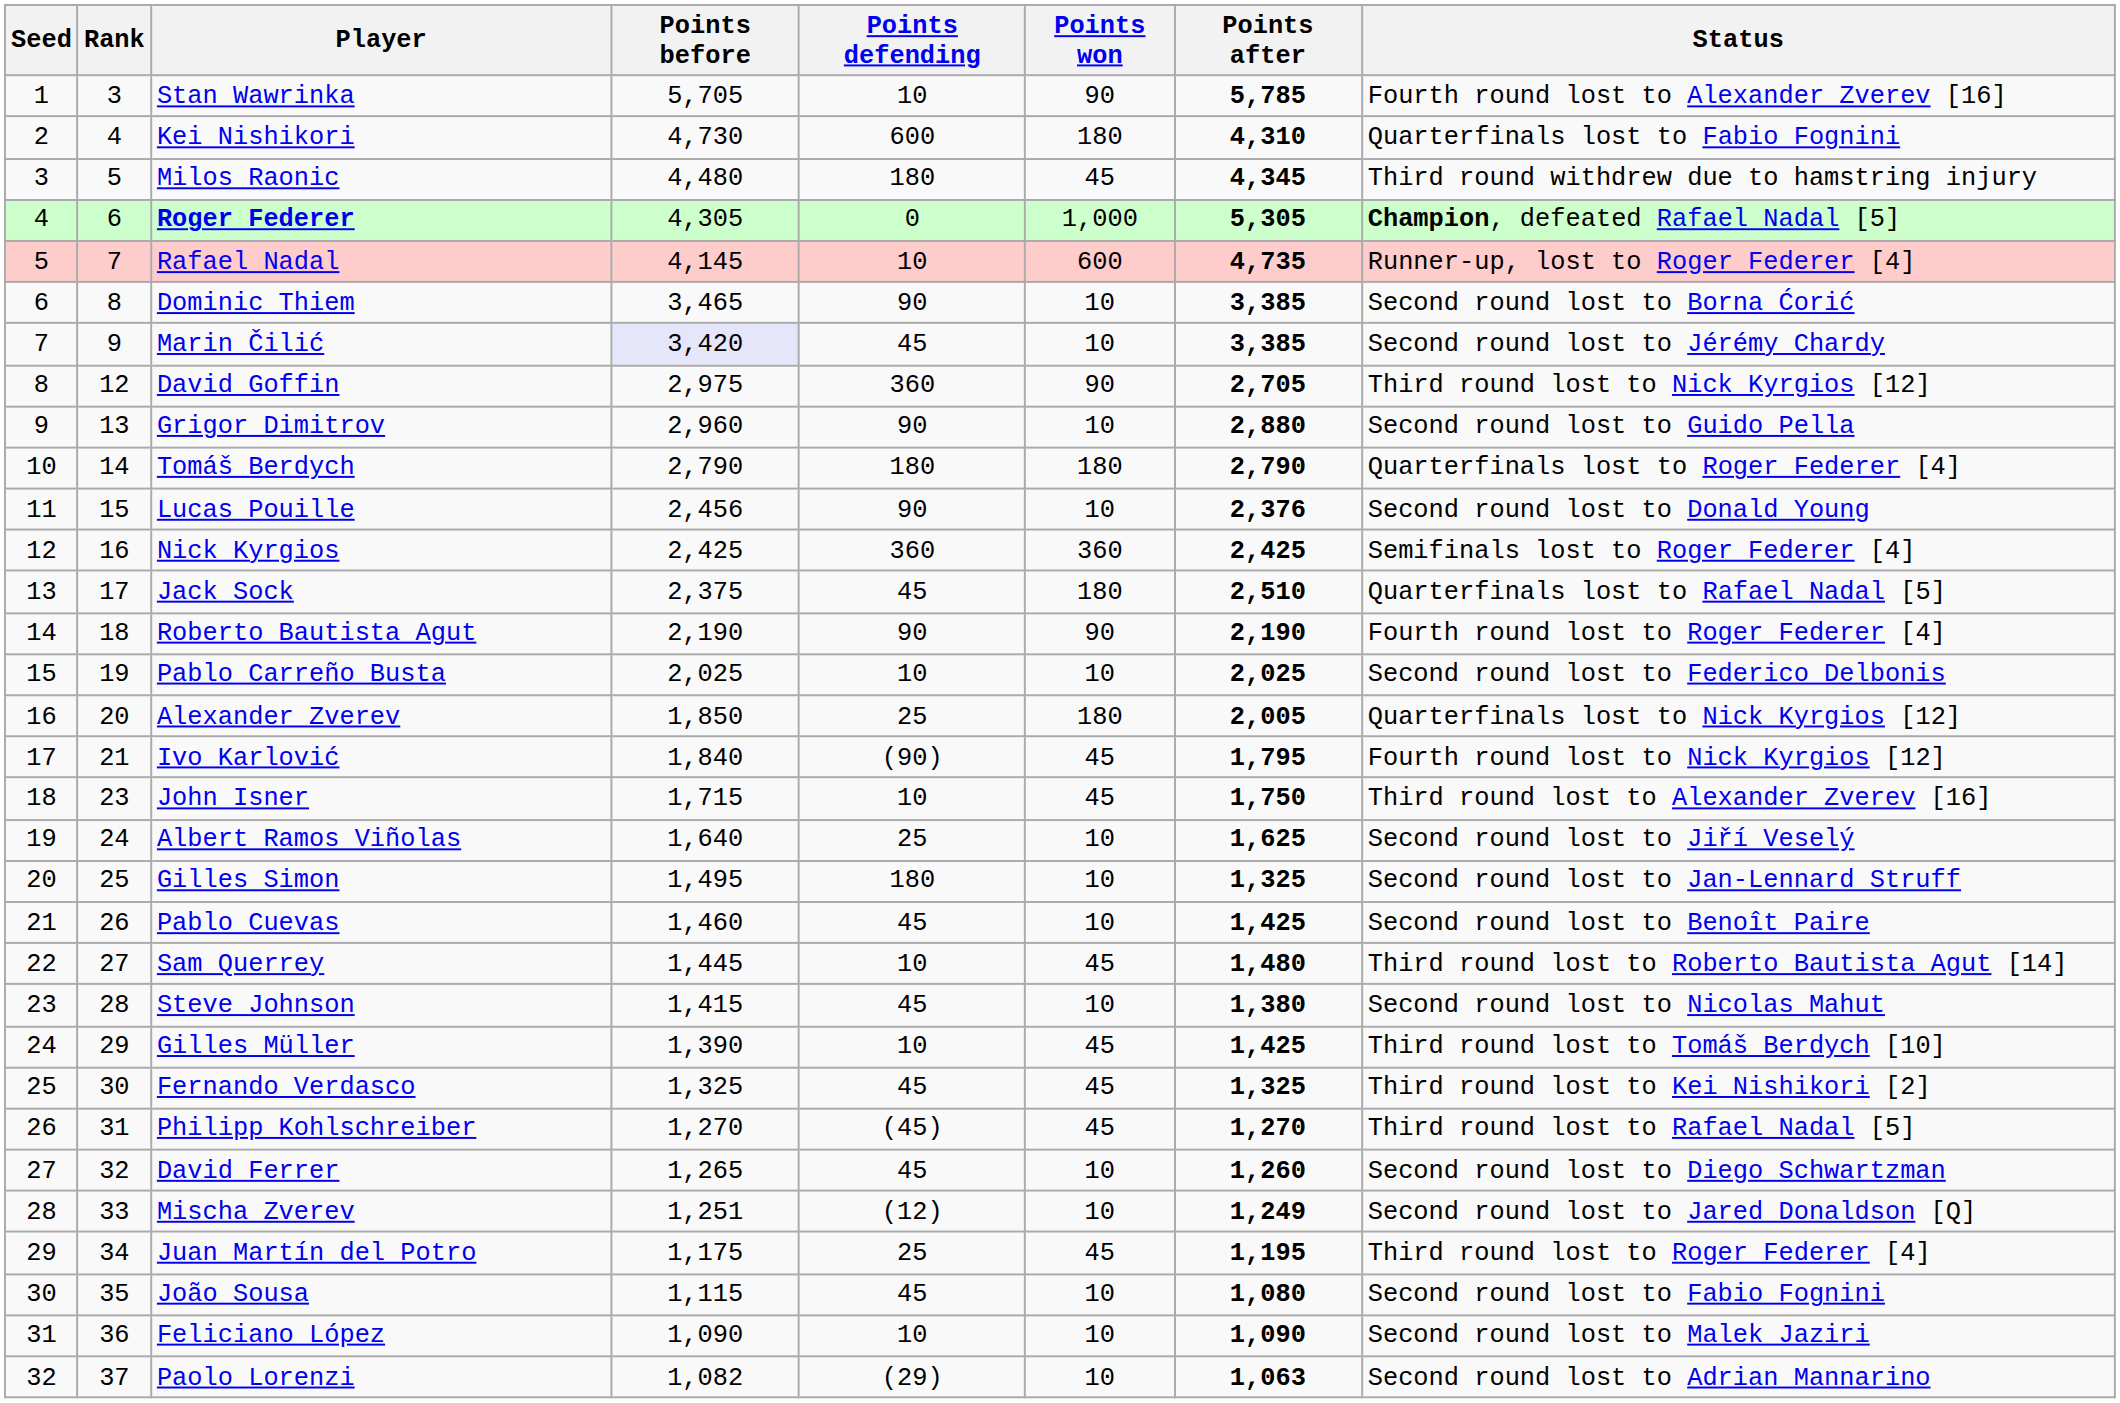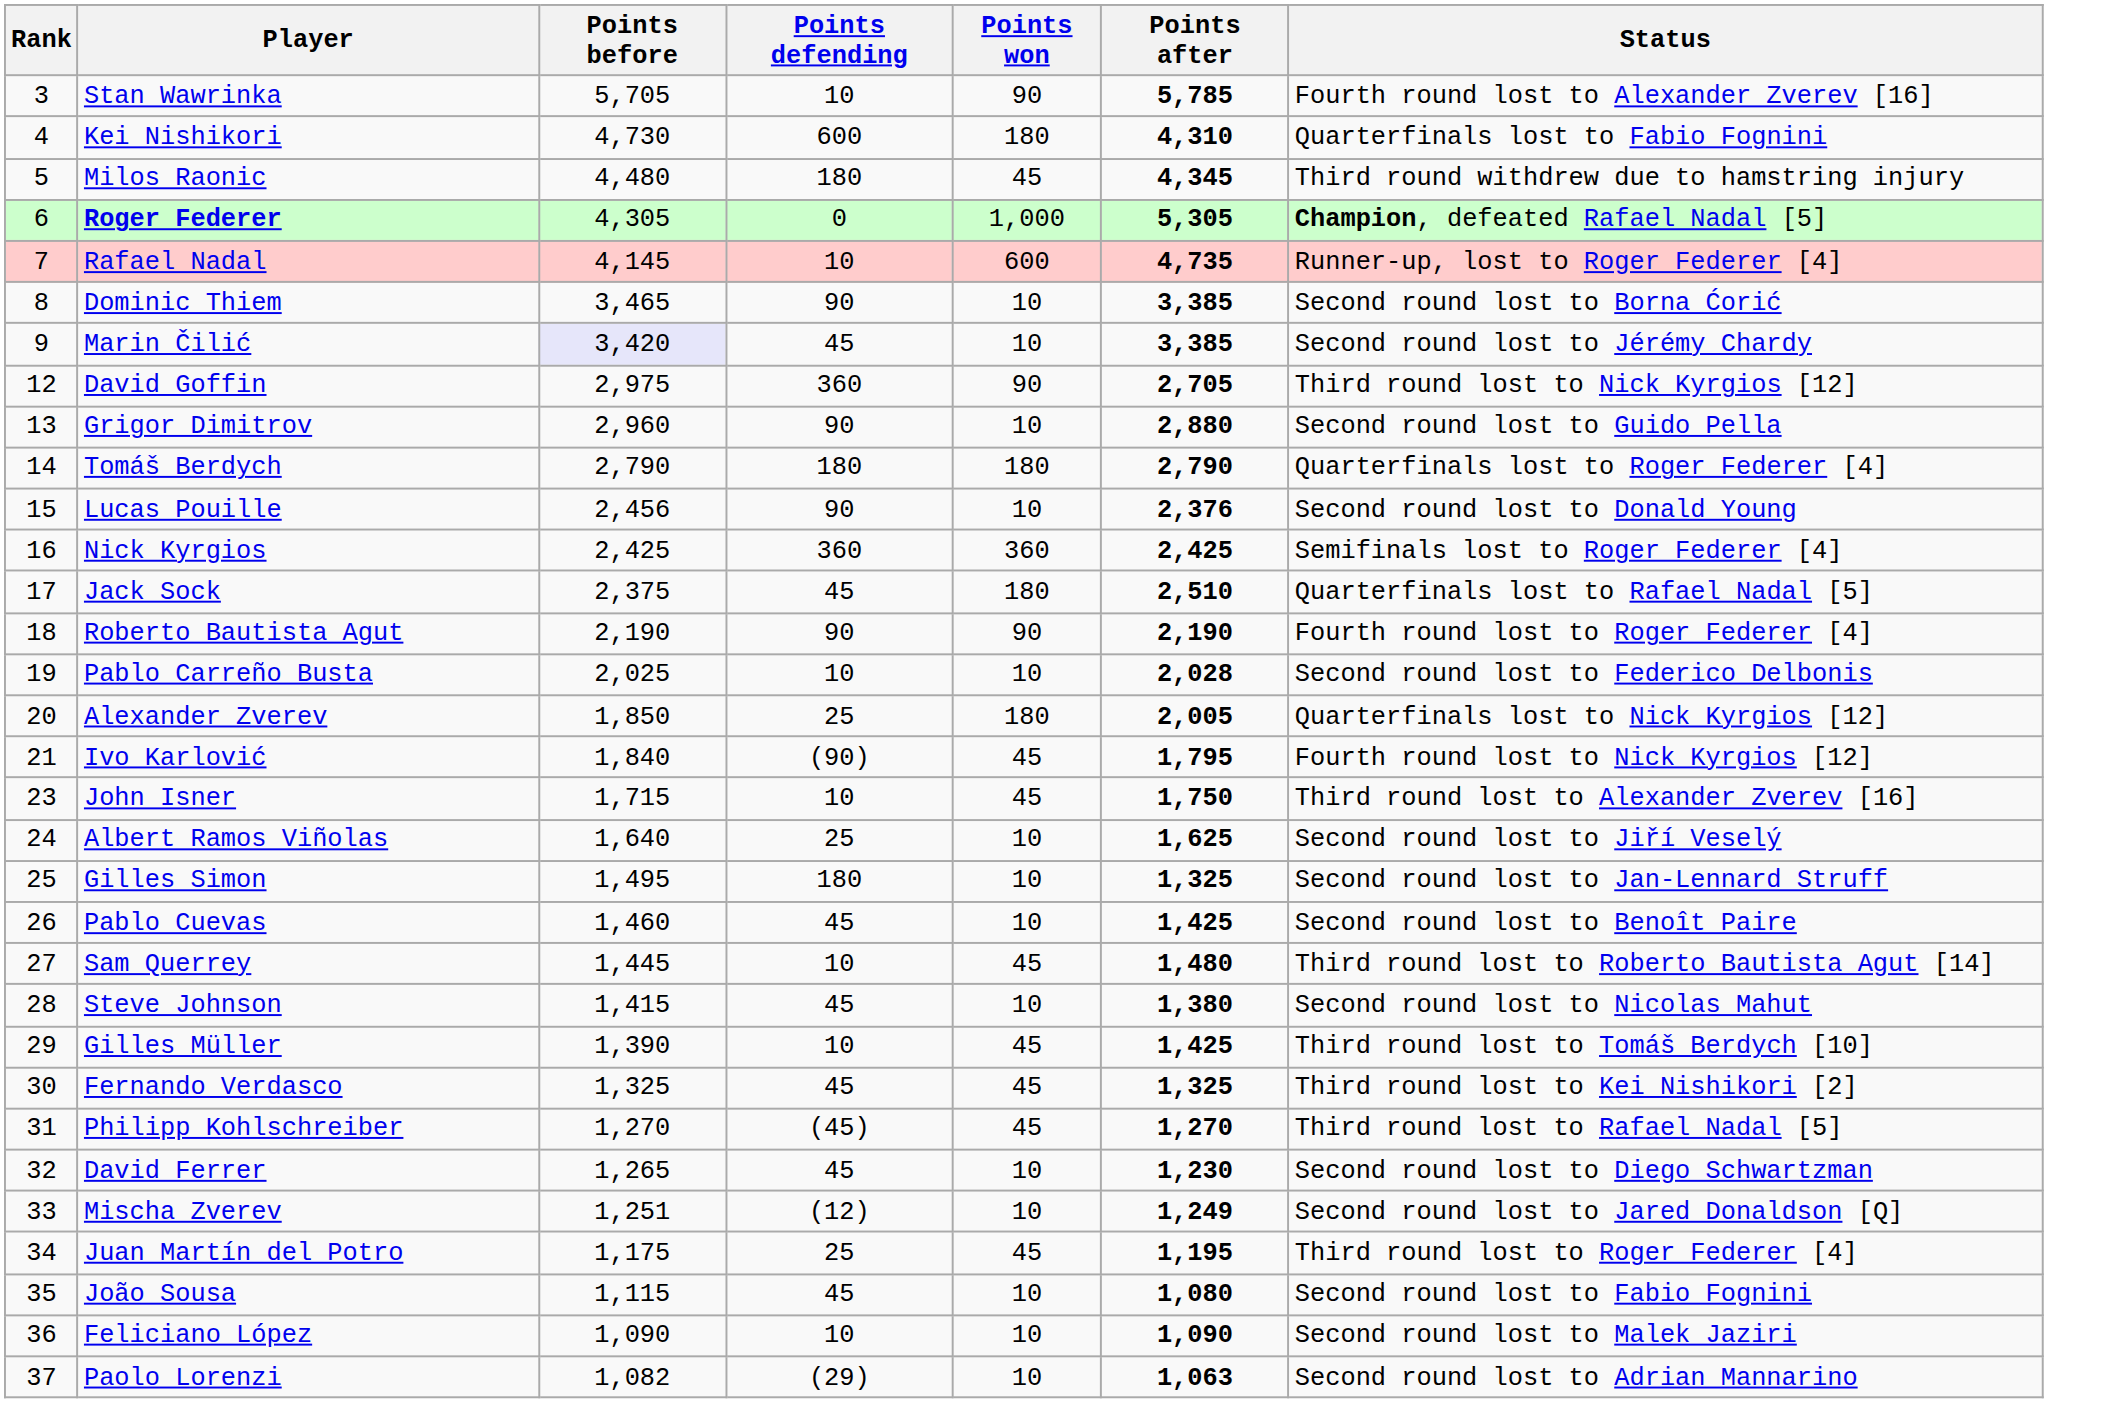- column: (41, 40)
(1268, 675) 2,025 -> (1195, 675) 2,028
(1268, 1170) 1,260 -> (1195, 1170) 1,230
